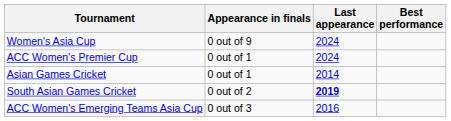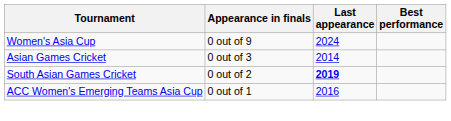- row: (72, 58)
(230, 74) 0 out of 1 -> (230, 58) 0 out of 3
(230, 108) 0 out of 3 -> (230, 91) 0 out of 1
